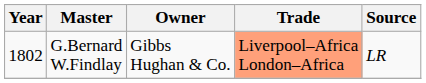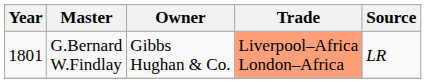(26, 54) 1802 -> (26, 54) 1801
